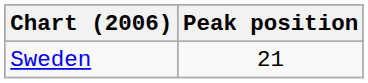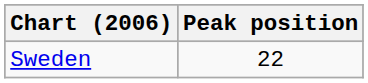(271, 60) 21 -> (271, 60) 22
